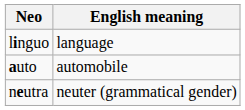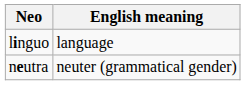- row: (23, 67)
